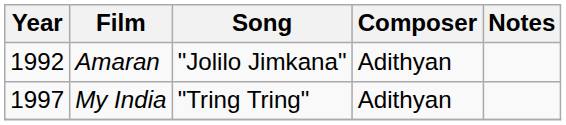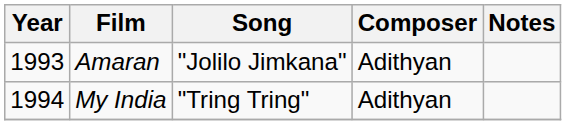(37, 61) 1992 -> (37, 61) 1993
(37, 100) 1997 -> (37, 100) 1994
